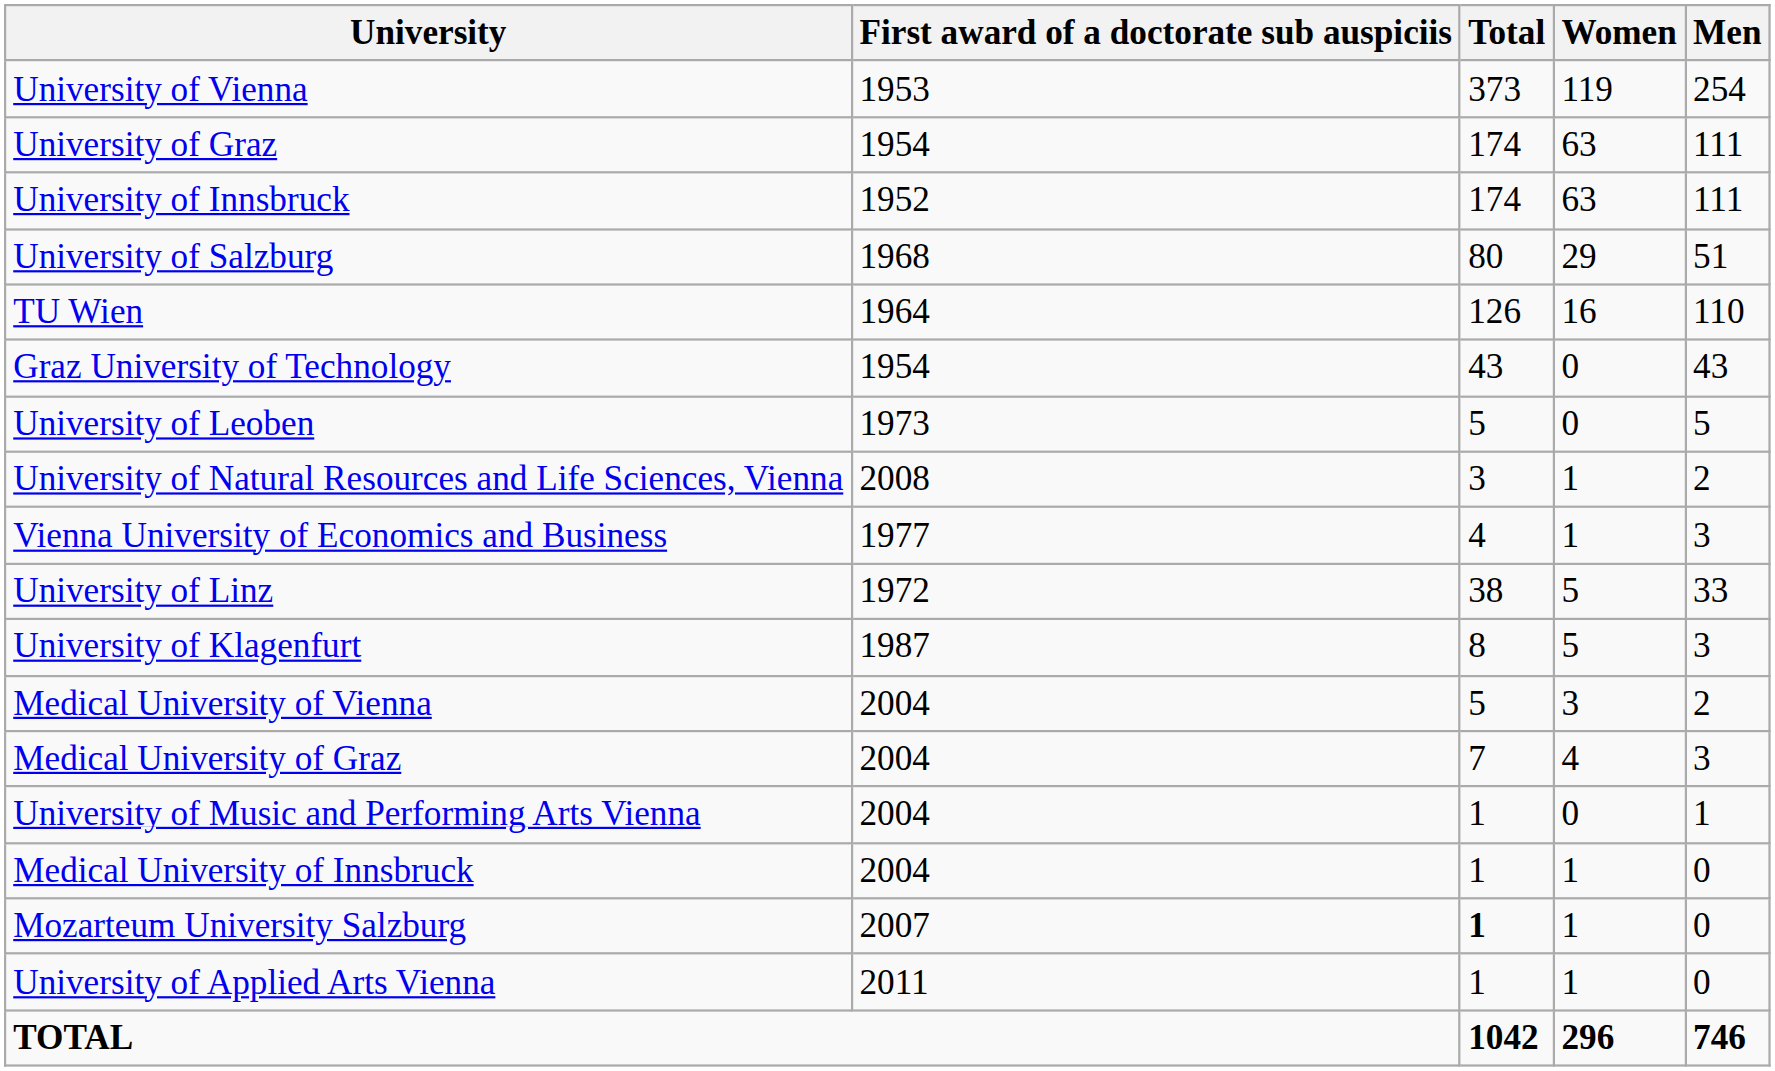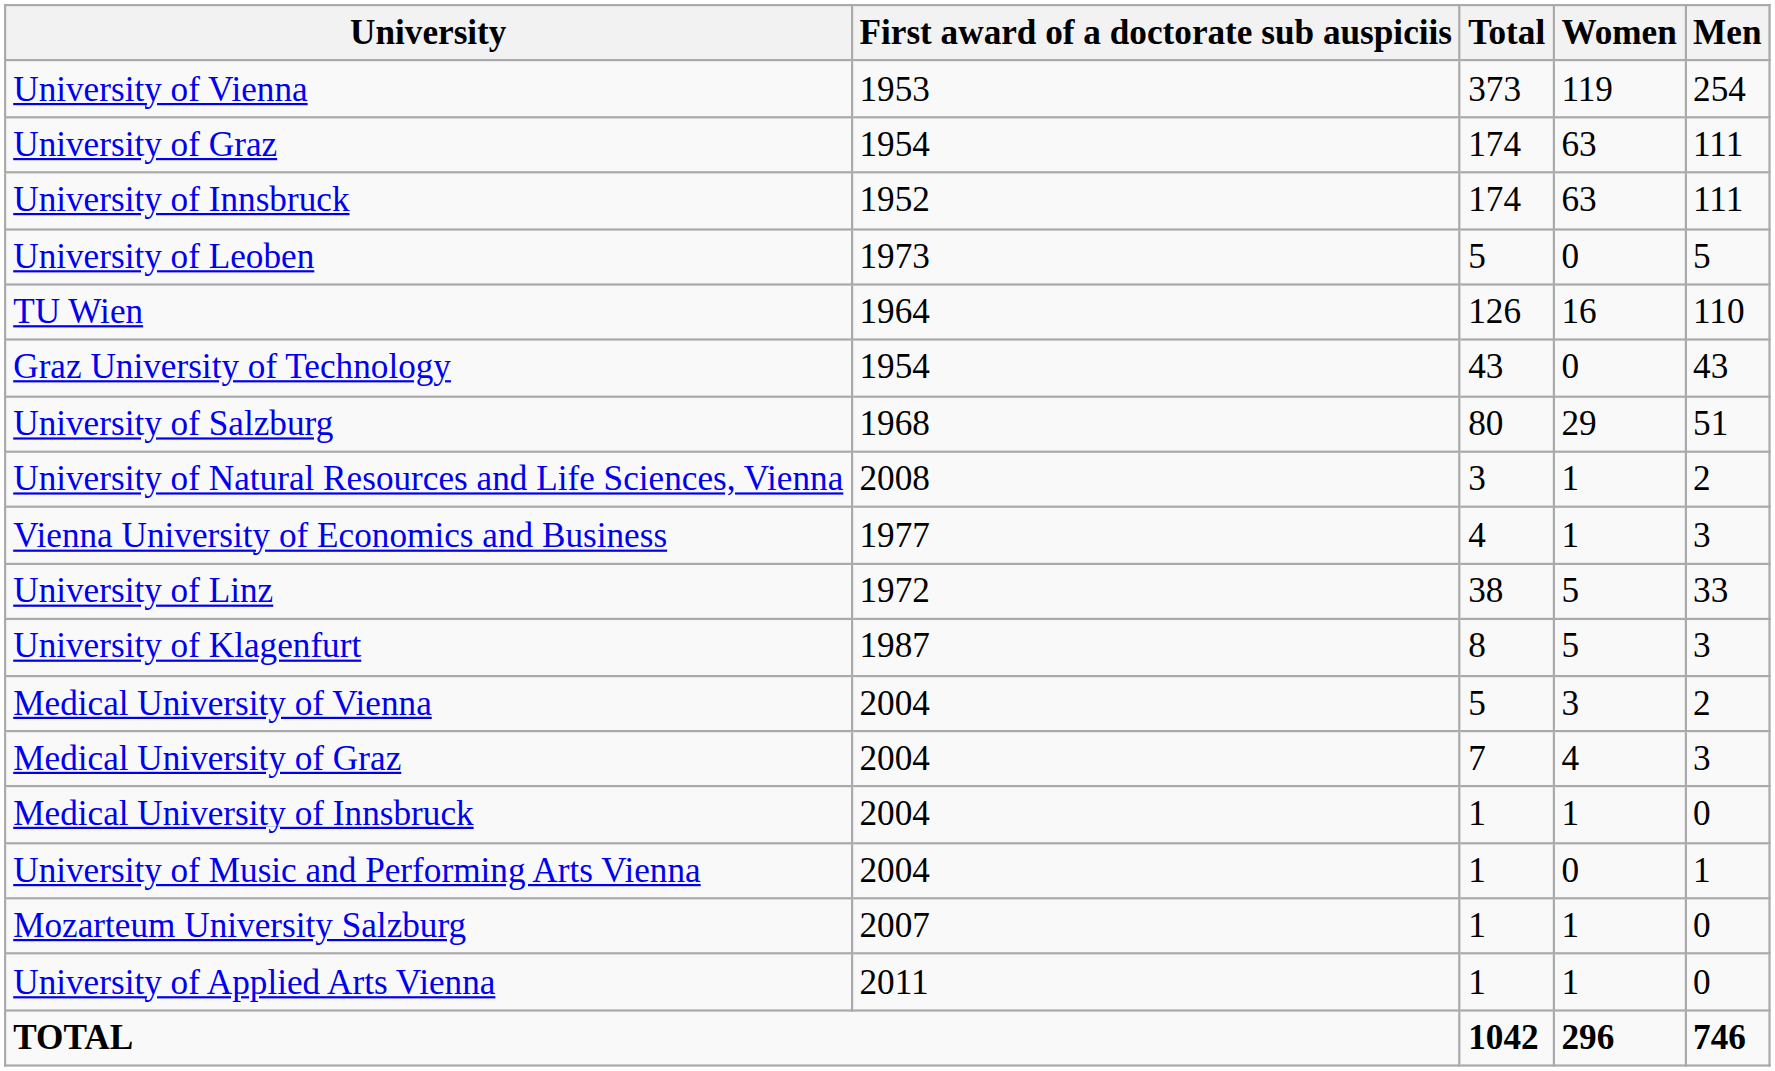rows swapped: (173, 255) <-> (164, 423)
rows swapped: (243, 869) <-> (357, 813)
(1477, 925) bold -> (1477, 925) normal
